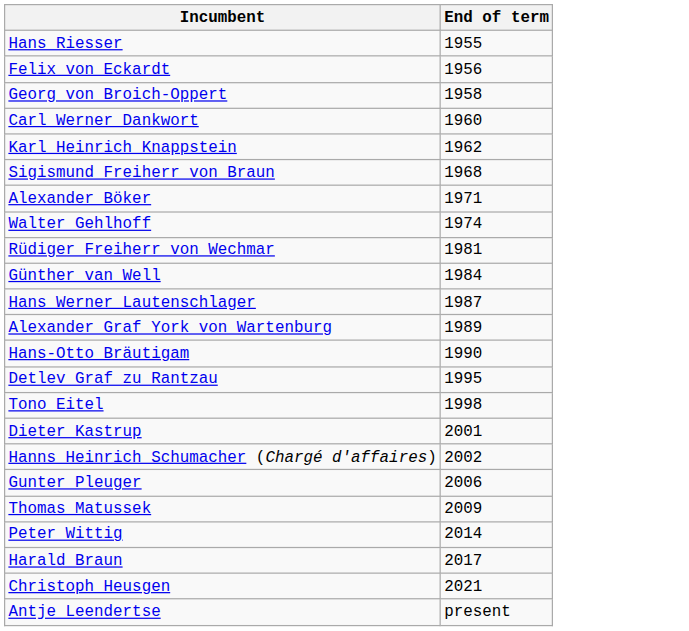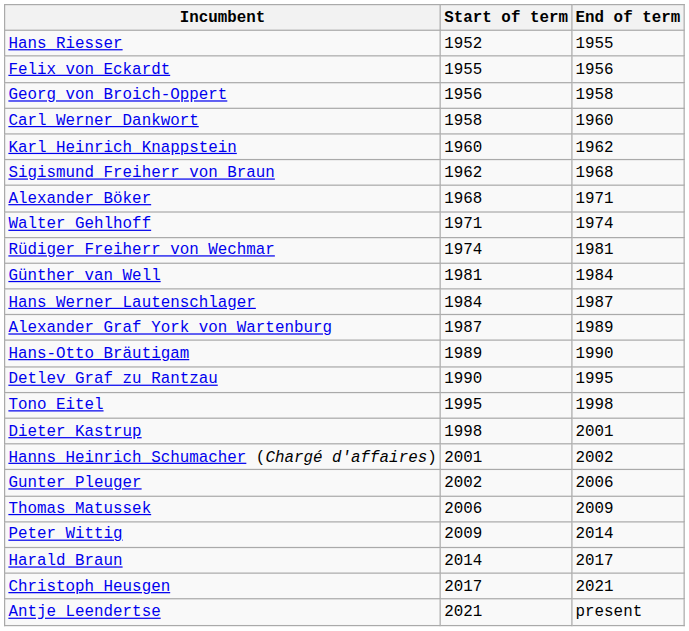+ column: (506, 18)
